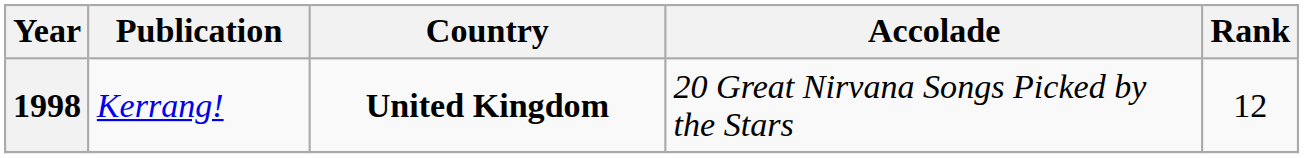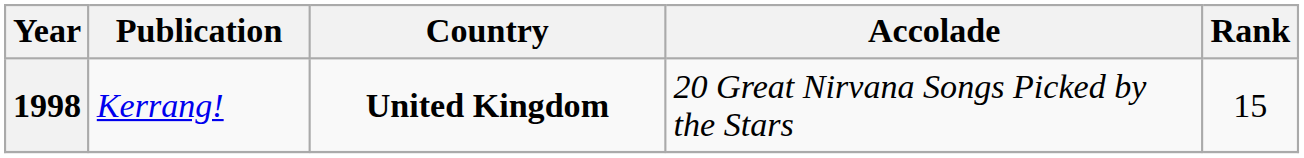(1250, 104) 12 -> (1250, 104) 15
